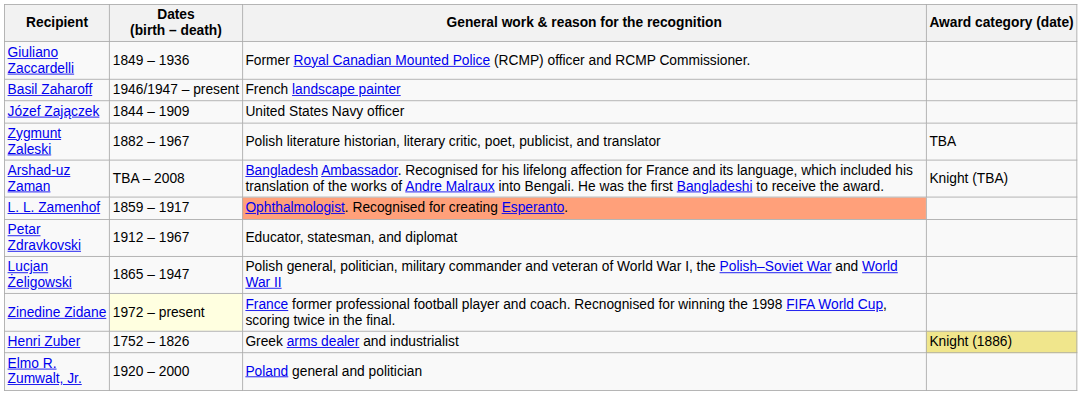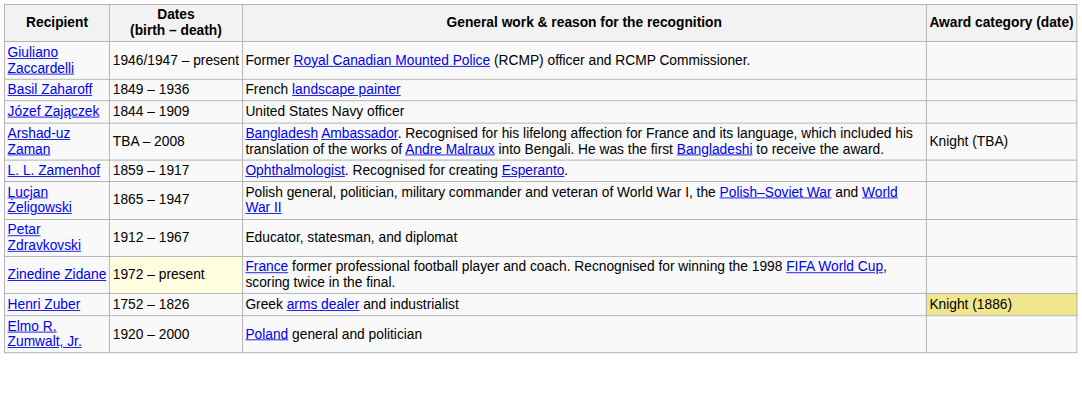(151, 60) 1849 – 1936 -> (176, 60) 1946/1947 – present
(176, 90) 1946/1947 – present -> (151, 90) 1849 – 1936
- row: (34, 141)
(407, 208) lightsalmon background -> (407, 170) no background
rows swapped: (40, 275) <-> (44, 237)
